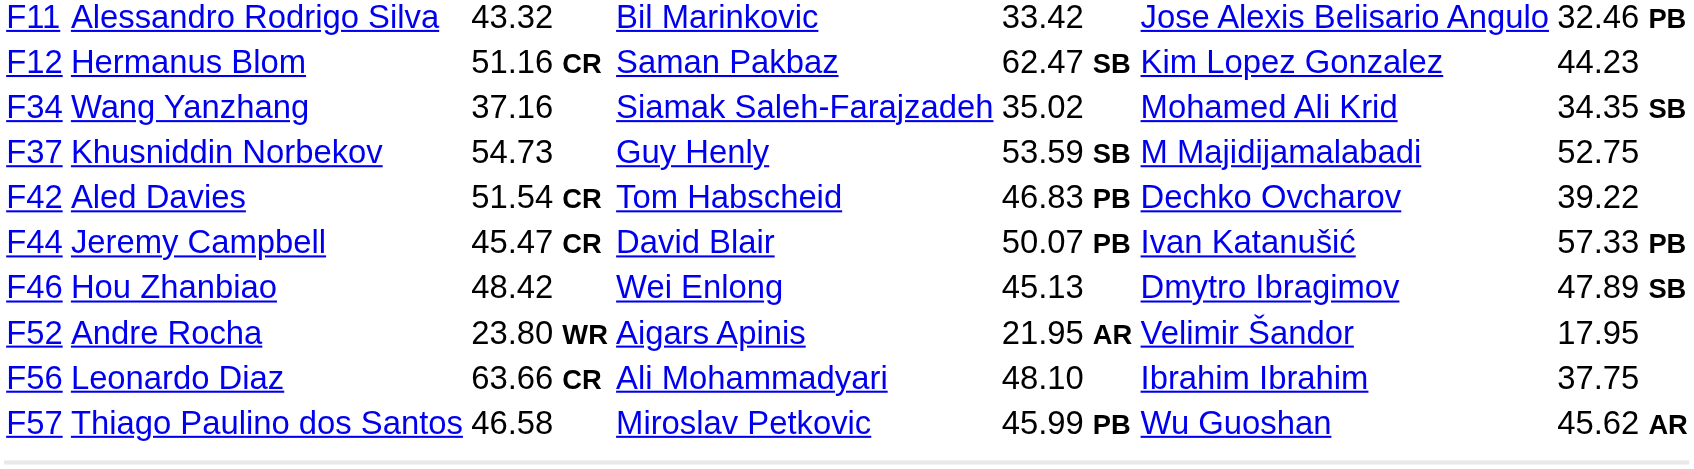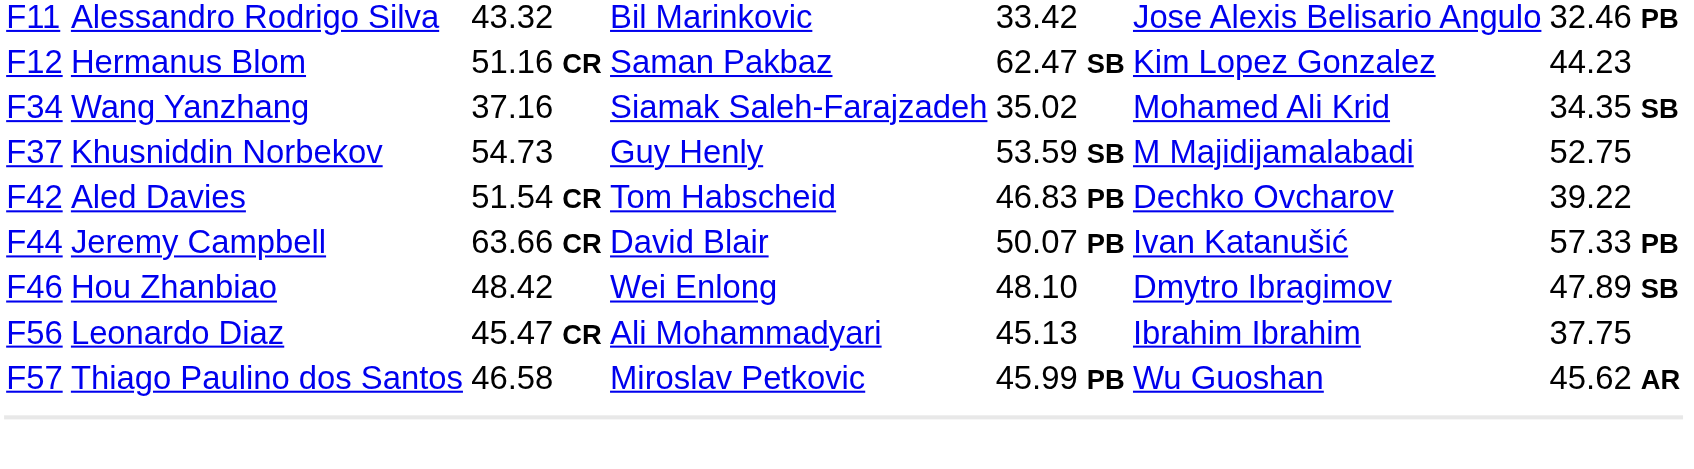(536, 242) 45.47 CR -> (536, 242) 63.66 CR
(1043, 287) 45.13 -> (1037, 287) 48.10
- row: (167, 332)
(536, 377) 63.66 CR -> (536, 332) 45.47 CR
(1043, 377) 48.10 -> (1037, 332) 45.13
